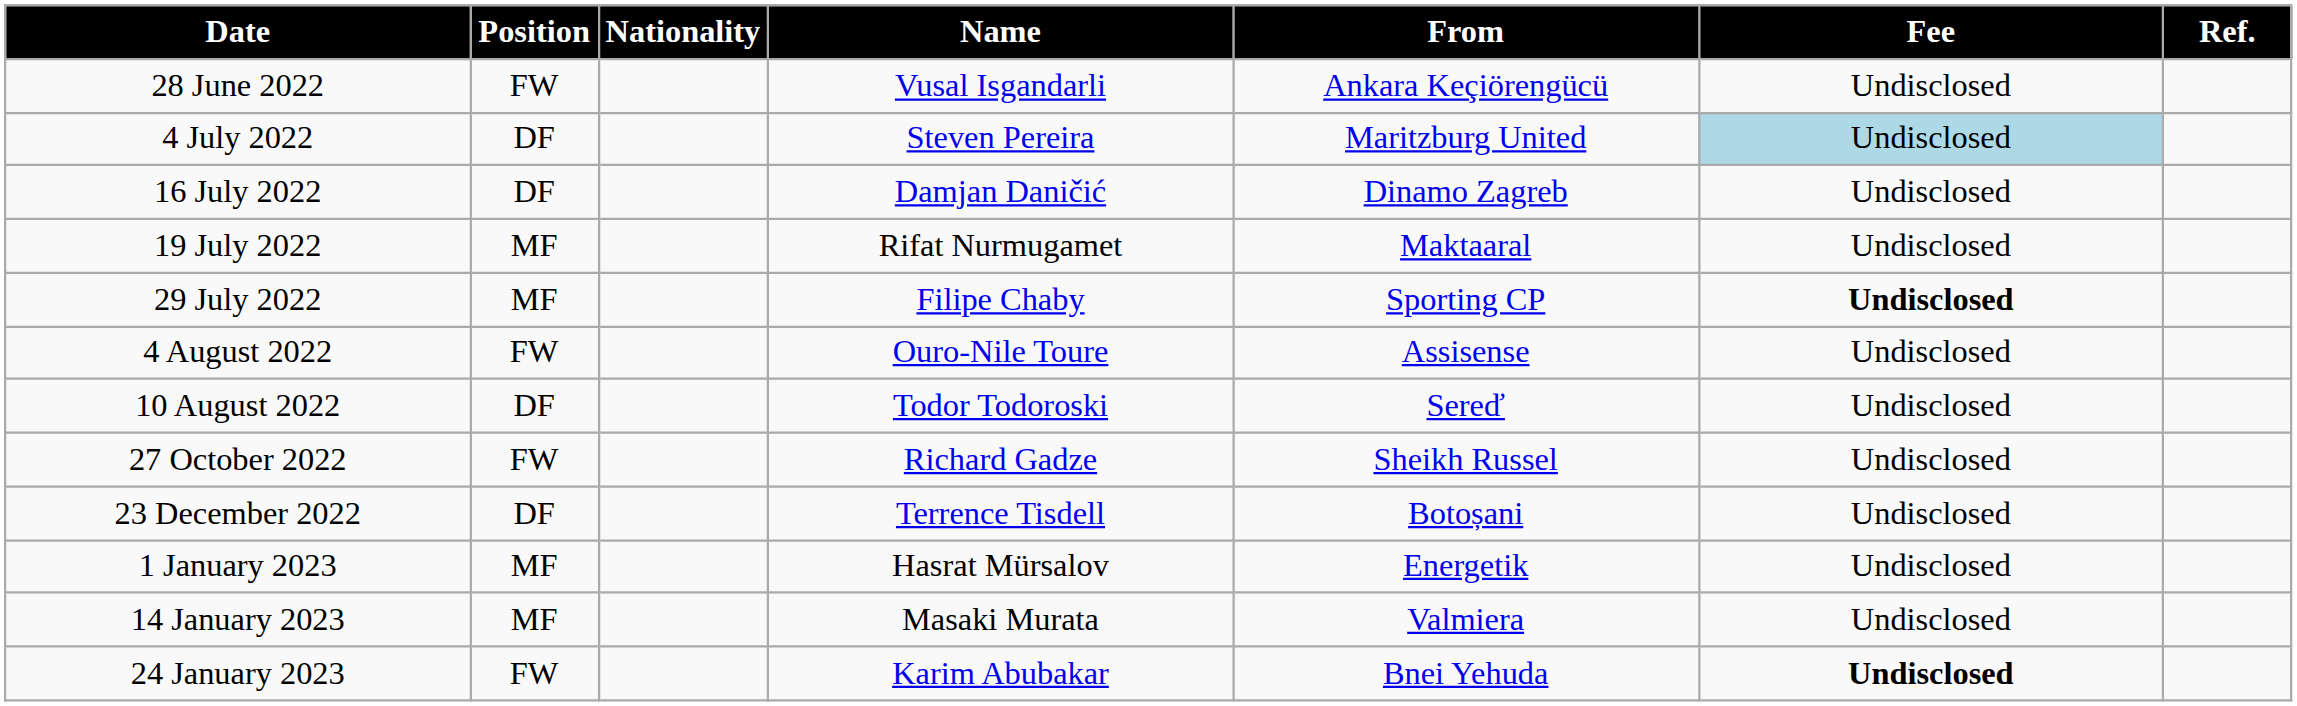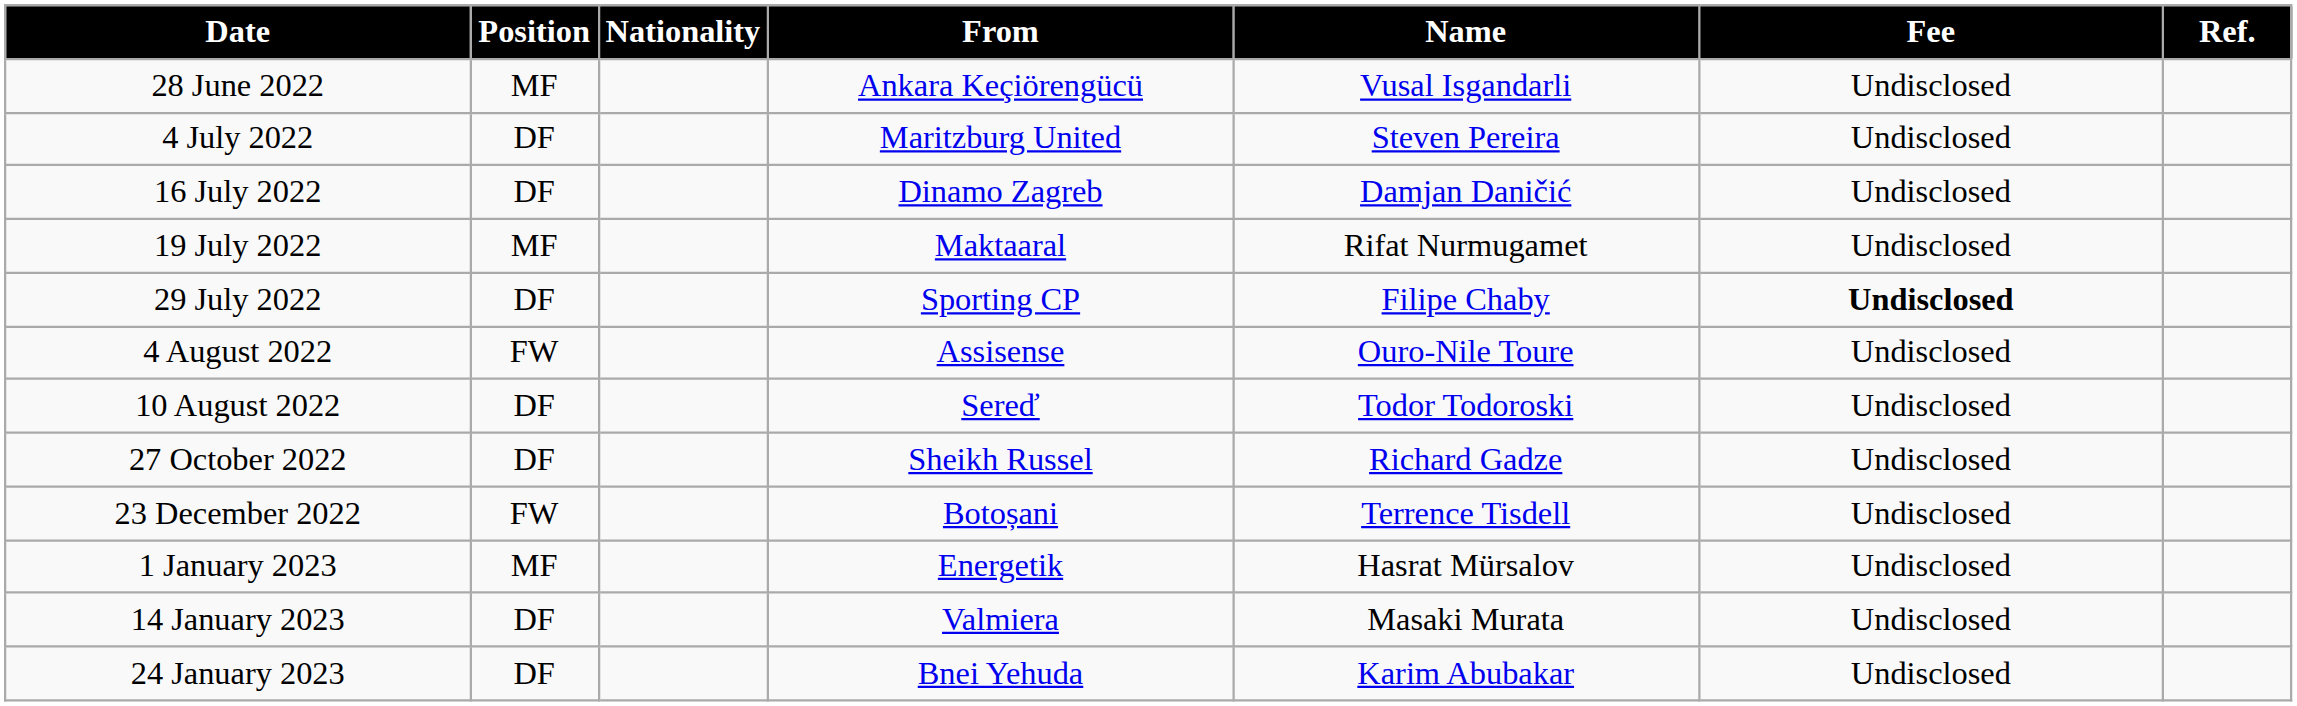columns swapped: (1001, 31) <-> (1466, 31)
(534, 85) FW -> (534, 85) MF
(1931, 138) lightblue background -> (1931, 138) no background
(534, 298) MF -> (534, 298) DF
(534, 459) FW -> (534, 459) DF
(534, 512) DF -> (534, 512) FW
(534, 619) MF -> (534, 619) DF
(534, 672) FW -> (534, 672) DF
(1931, 672) bold -> (1931, 672) normal
